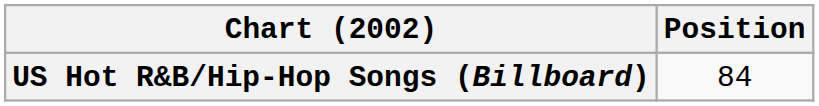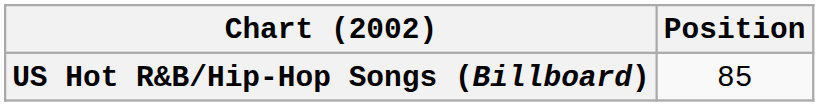(735, 77) 84 -> (735, 77) 85
